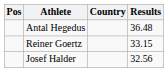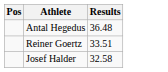- column: (108, 12)
(141, 43) 33.15 -> (101, 43) 33.51
(141, 59) 32.56 -> (101, 59) 32.58
